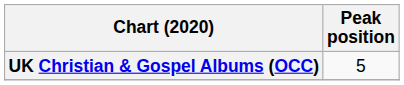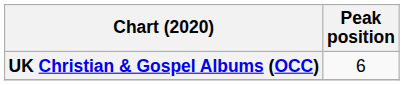(361, 65) 5 -> (361, 65) 6
